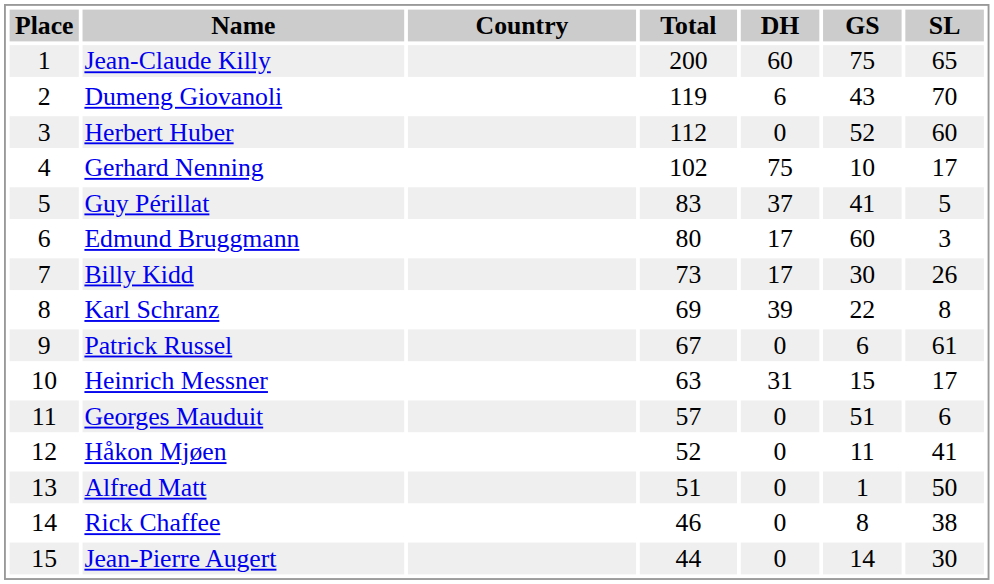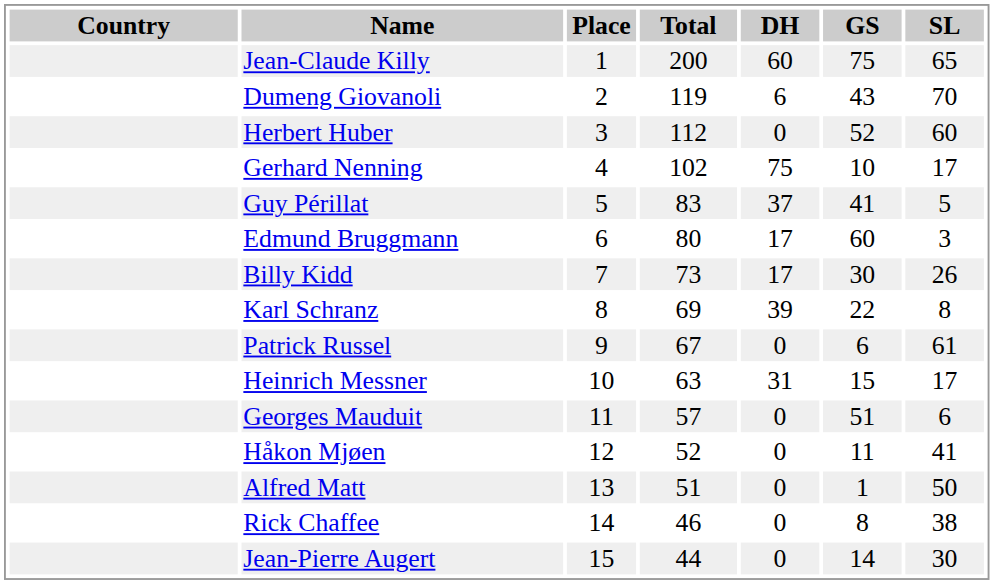columns swapped: (44, 26) <-> (522, 26)
